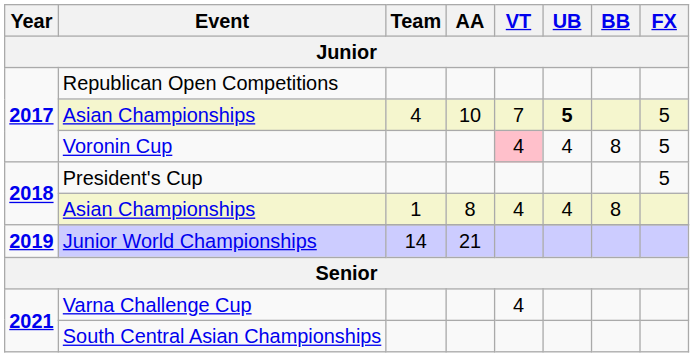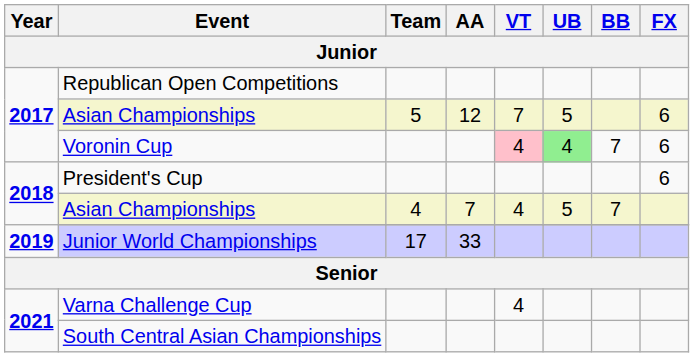(416, 115) 4 -> (416, 115) 5
(470, 115) 10 -> (470, 115) 12
(567, 115) bold -> (567, 115) normal
(664, 115) 5 -> (664, 115) 6
(567, 147) no background -> (567, 147) lightgreen background
(616, 147) 8 -> (616, 147) 7
(664, 147) 5 -> (664, 147) 6
(664, 178) 5 -> (664, 178) 6
(416, 210) 1 -> (416, 210) 4
(470, 210) 8 -> (470, 210) 7
(567, 210) 4 -> (567, 210) 5
(616, 210) 8 -> (616, 210) 7
(416, 241) 14 -> (416, 241) 17
(470, 241) 21 -> (470, 241) 33
